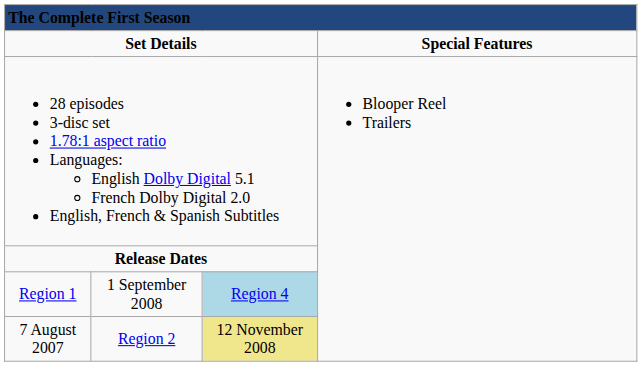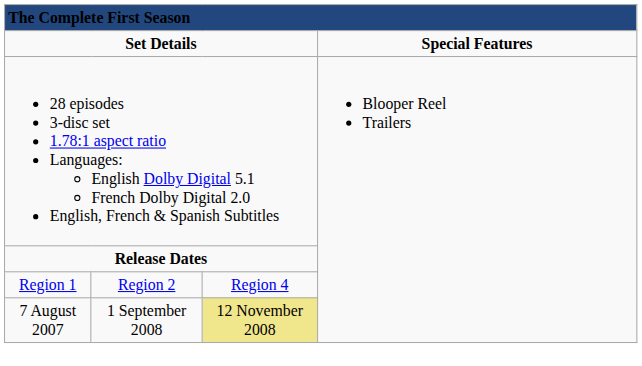(147, 293) 1 September 2008 -> (147, 284) Region 2
(260, 293) lightblue background -> (260, 284) no background
(147, 338) Region 2 -> (147, 320) 1 September 2008
